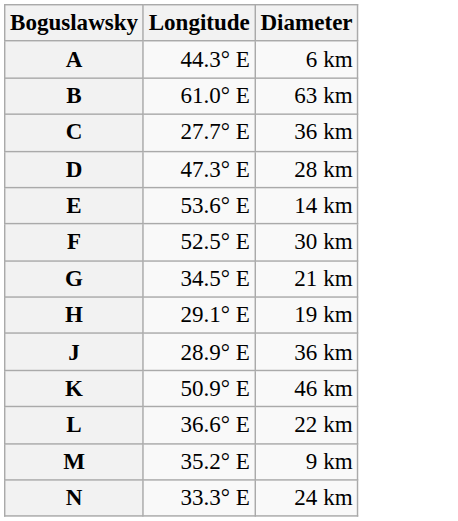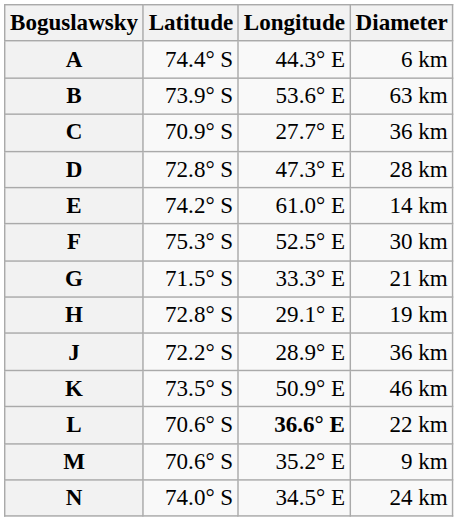+ column: (191, 22)
(215, 95) 61.0° E -> (310, 95) 53.6° E
(215, 205) 53.6° E -> (310, 205) 61.0° E
(215, 278) 34.5° E -> (310, 278) 33.3° E
(215, 424) normal -> (310, 424) bold
(215, 497) 33.3° E -> (310, 497) 34.5° E
